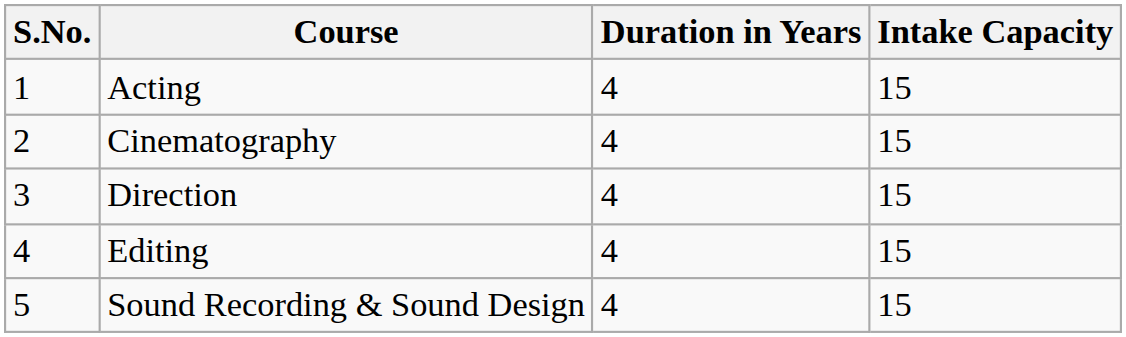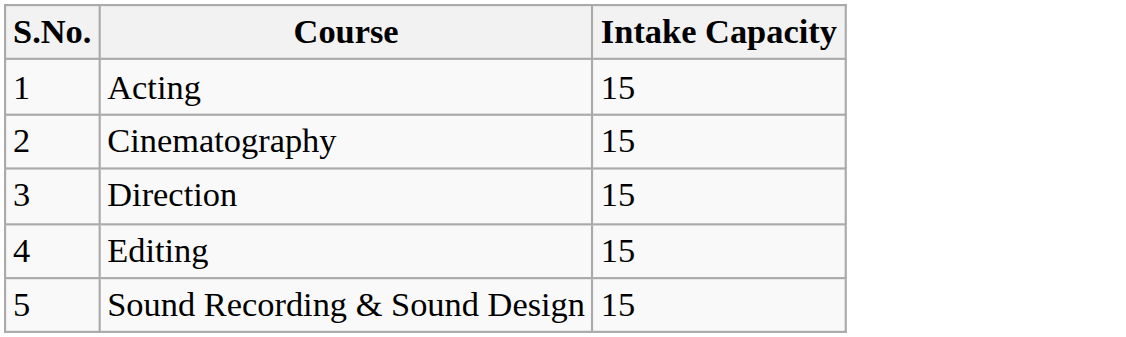- column: (731, 31)
